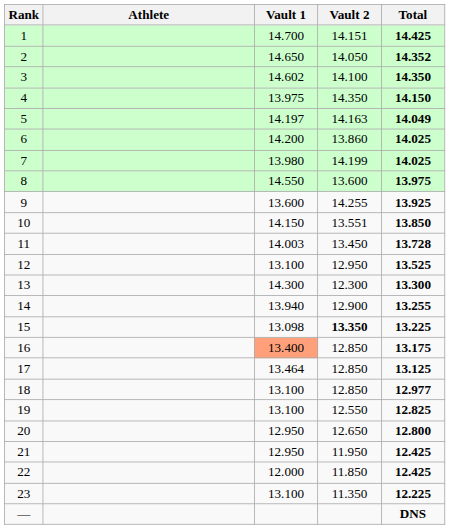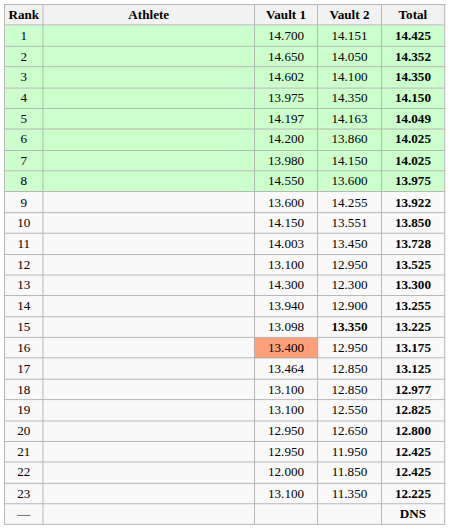(349, 160) 14.199 -> (349, 160) 14.150
(413, 202) 13.925 -> (413, 202) 13.922
(349, 347) 12.850 -> (349, 347) 12.950
